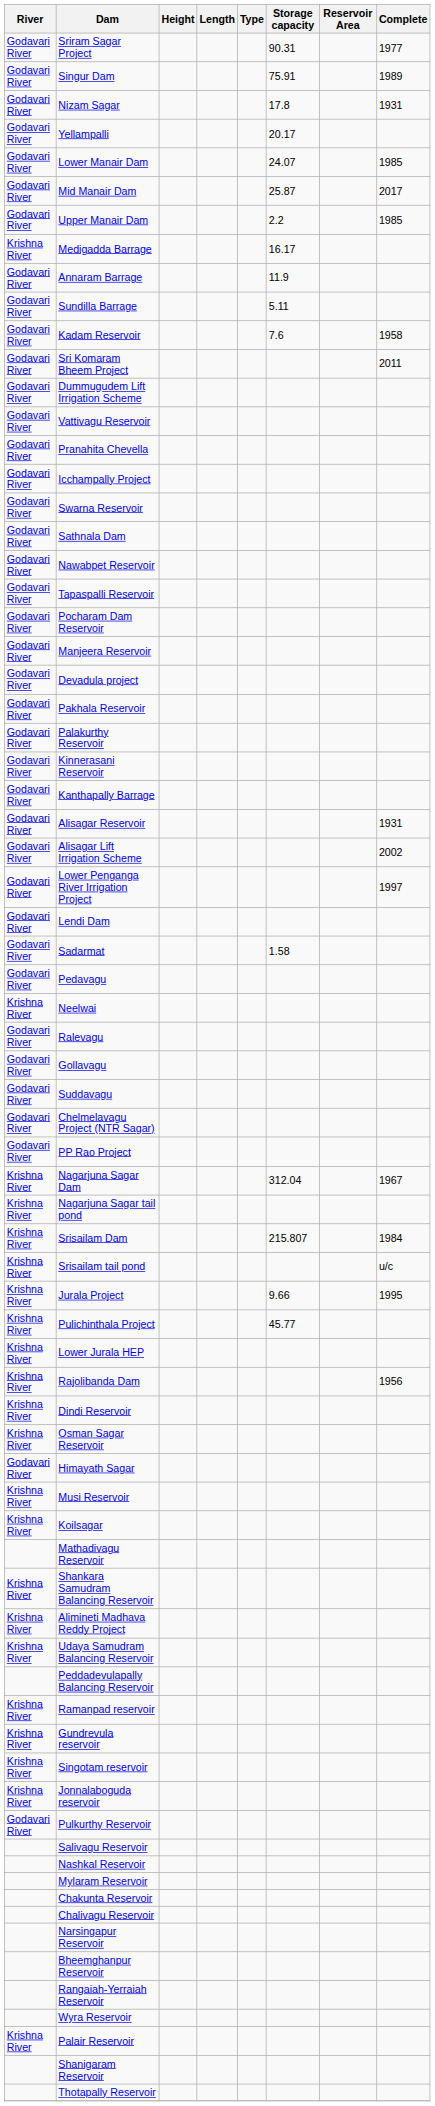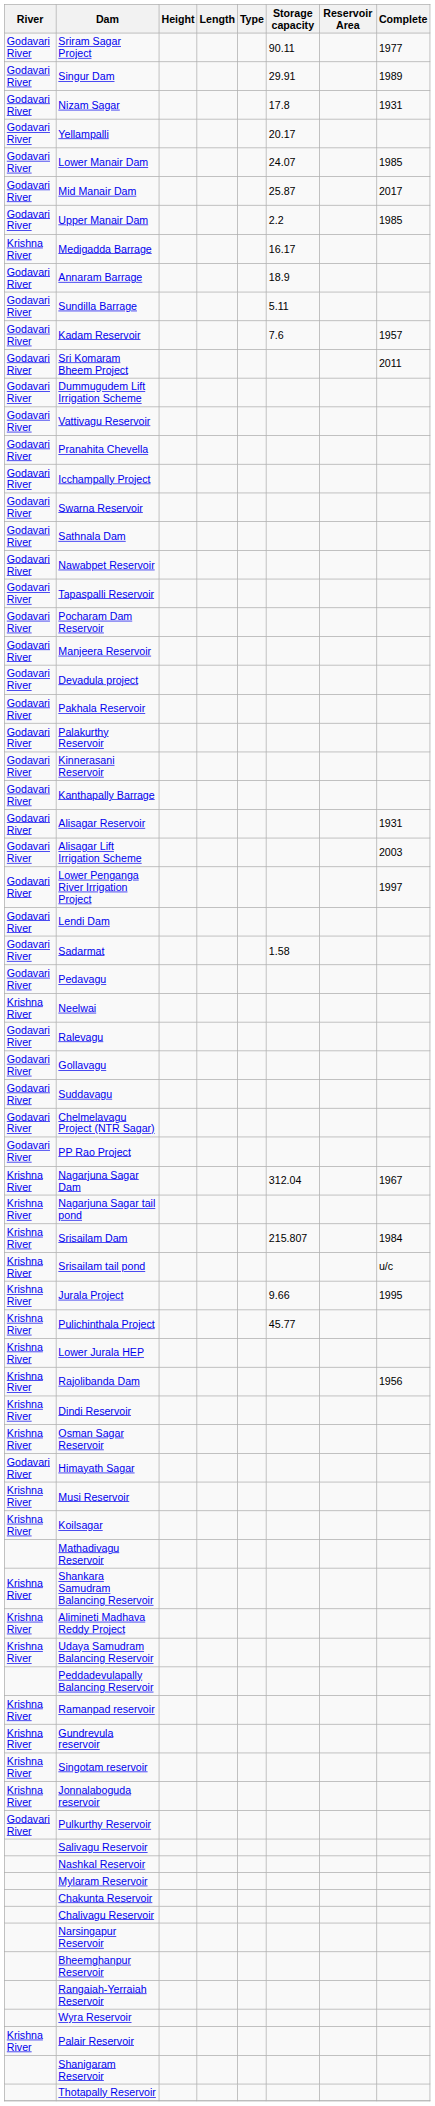(282, 48) 90.31 -> (282, 48) 90.11
(282, 76) 75.91 -> (282, 76) 29.91
(279, 278) 11.9 -> (279, 278) 18.9
(391, 335) 1958 -> (391, 335) 1957
(391, 852) 2002 -> (391, 852) 2003
